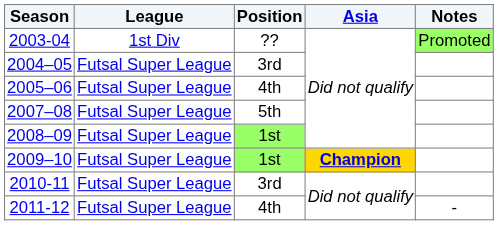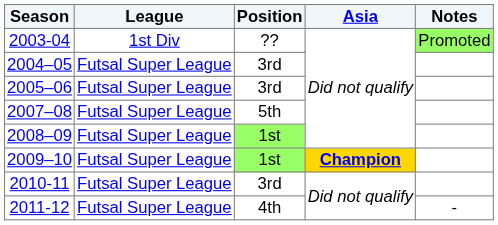(270, 88) 4th -> (270, 88) 3rd
